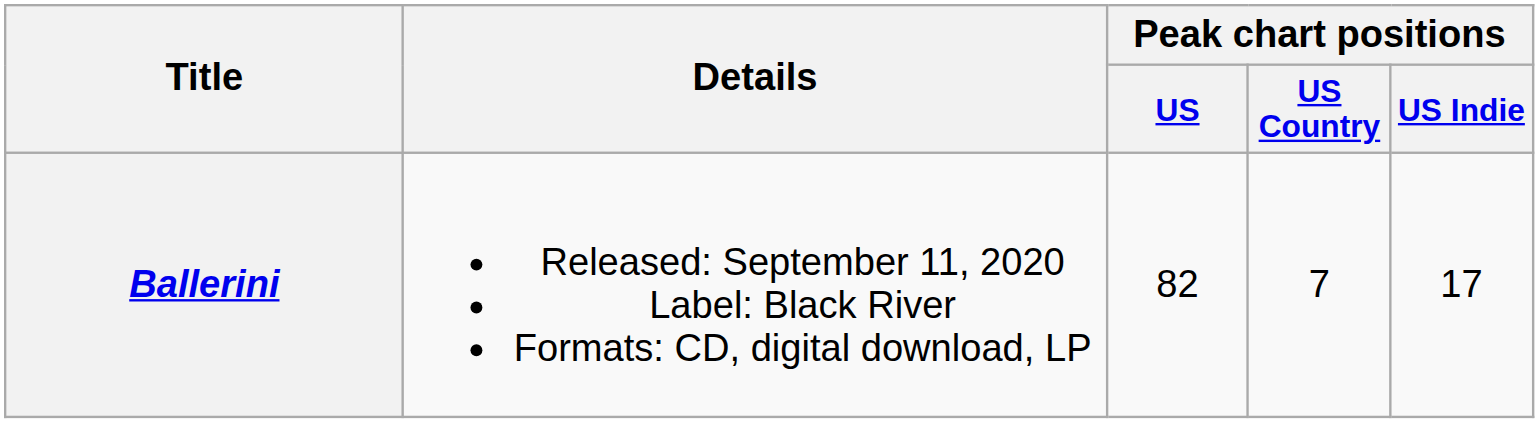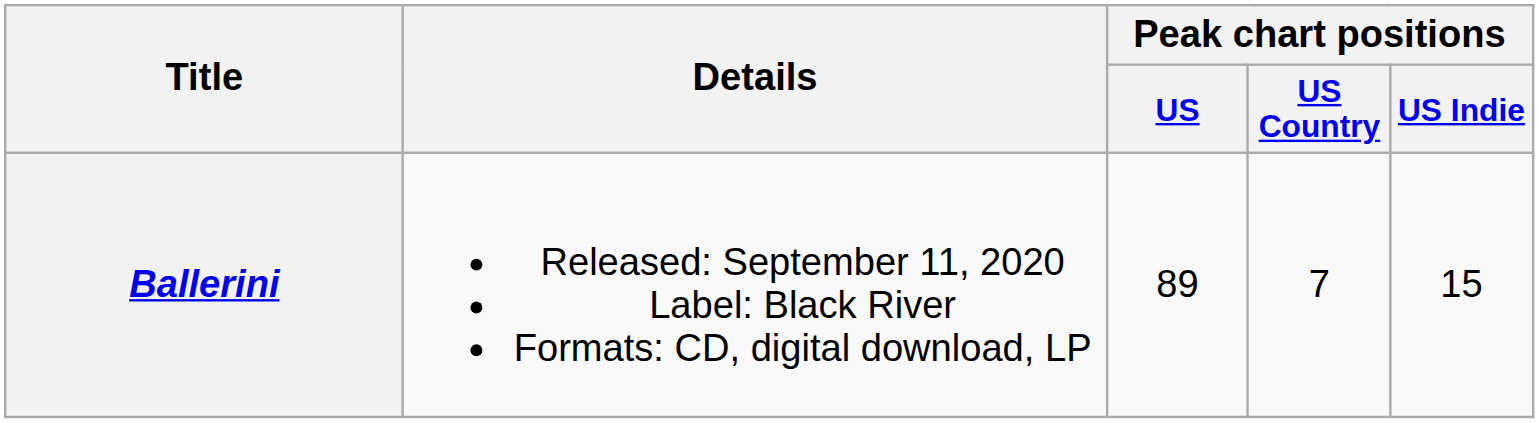(1178, 283) 82 -> (1178, 283) 89
(1461, 283) 17 -> (1461, 283) 15
